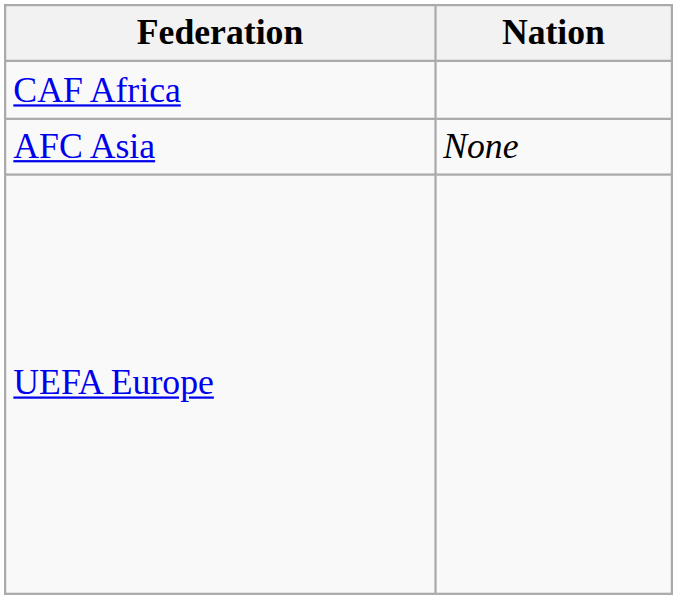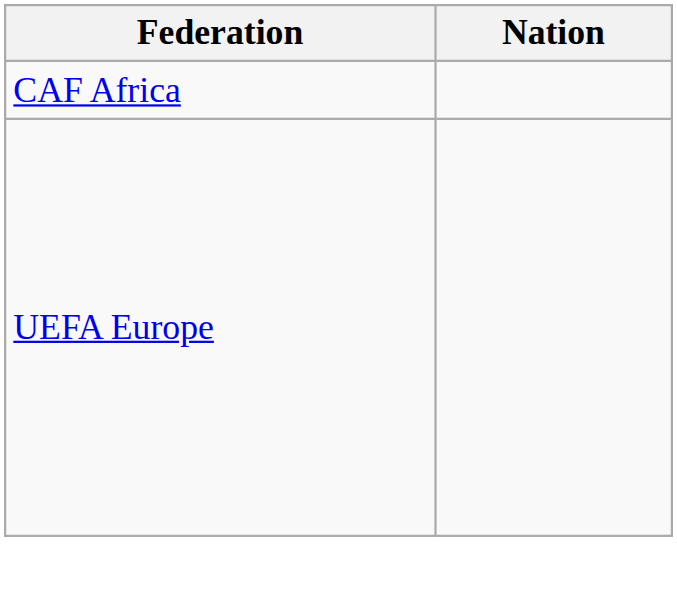- row: (84, 145)
